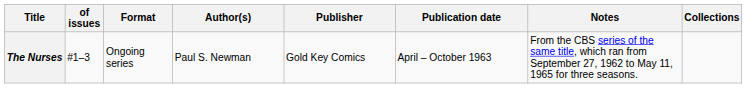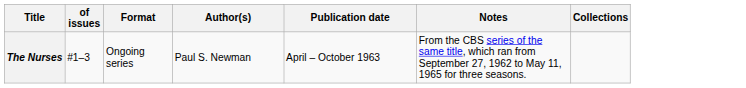- column: (339, 18)
